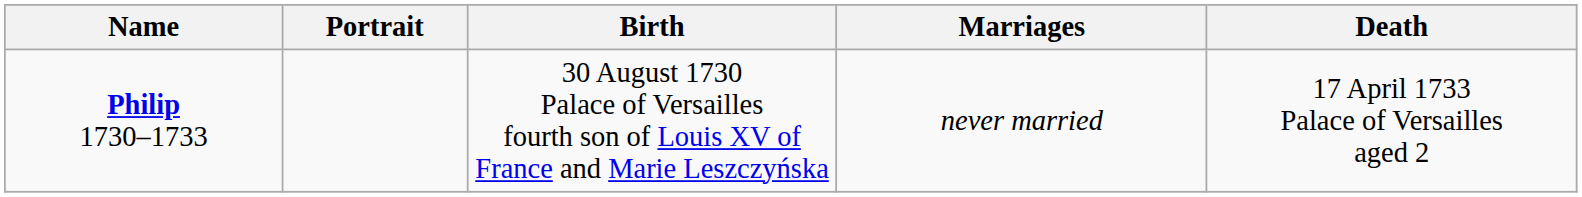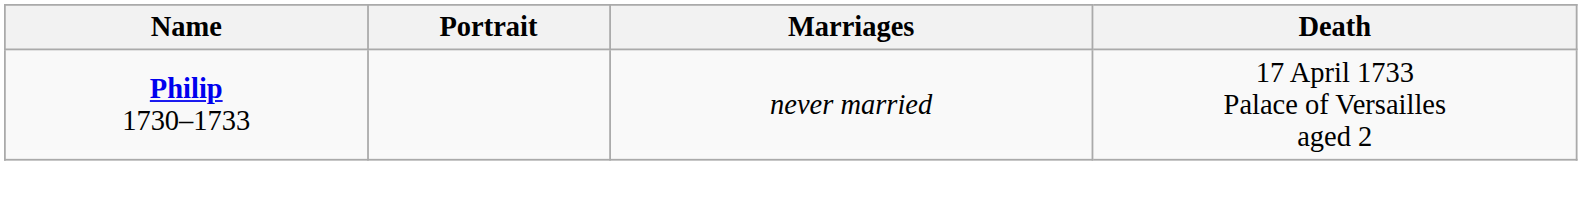- column: (652, 27)
